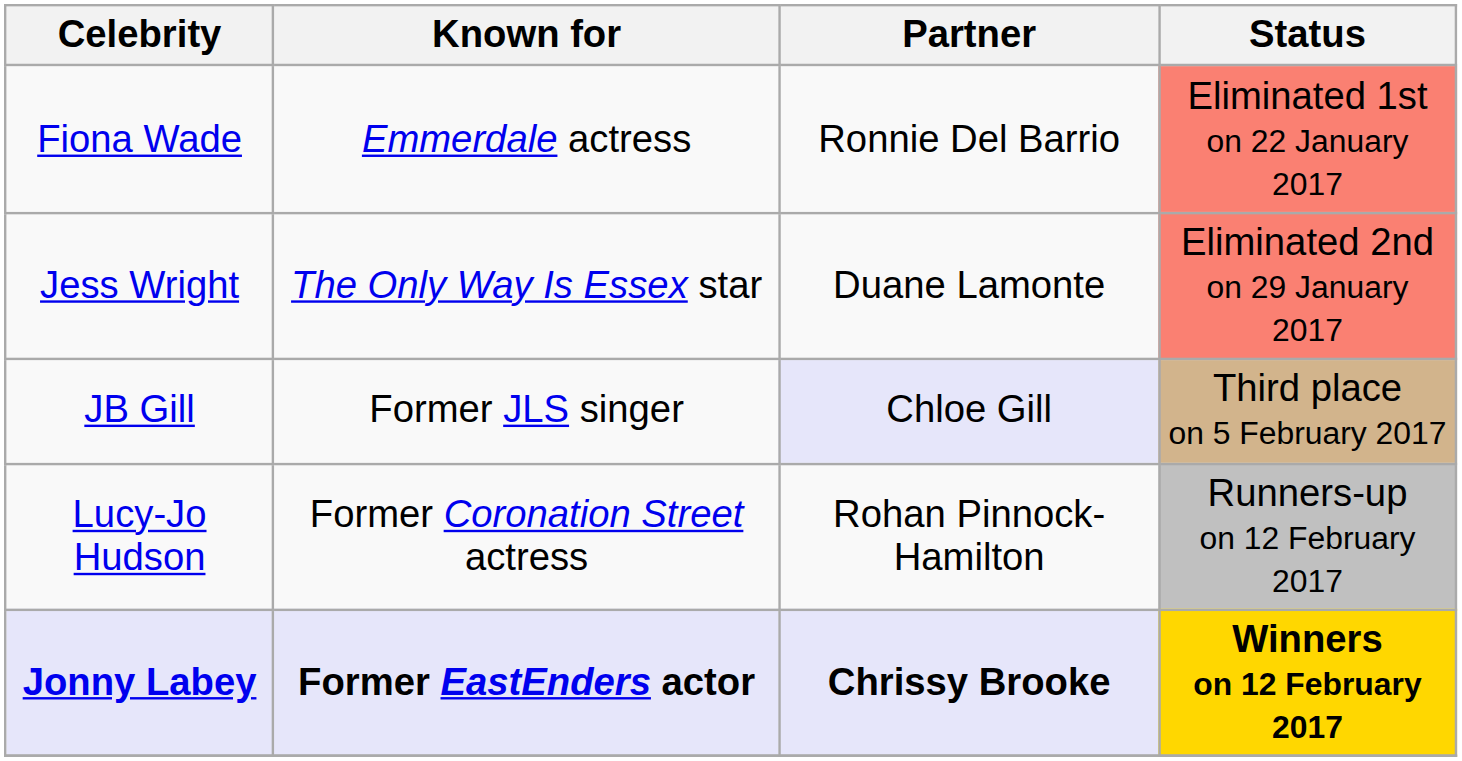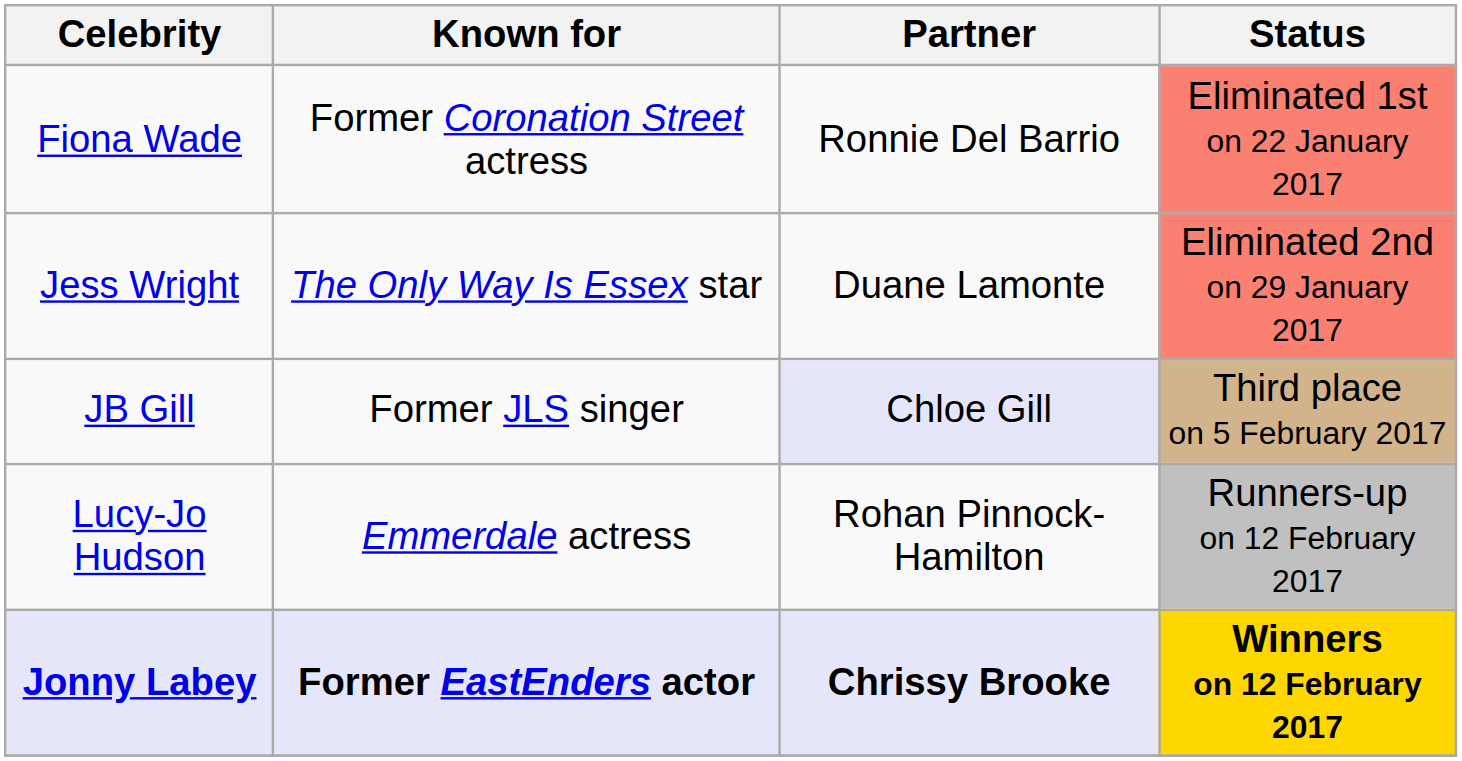(527, 138) Emmerdale actress -> (527, 138) Former Coronation Street actress
(527, 535) Former Coronation Street actress -> (527, 535) Emmerdale actress
